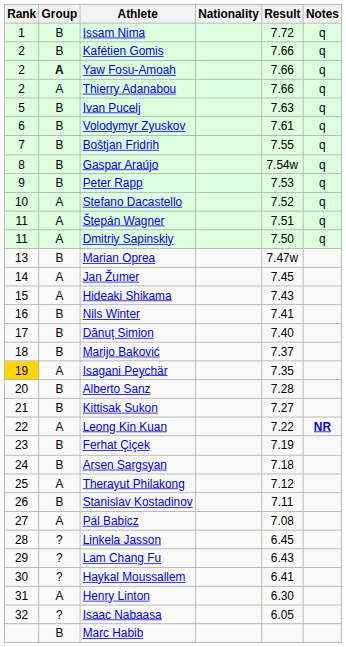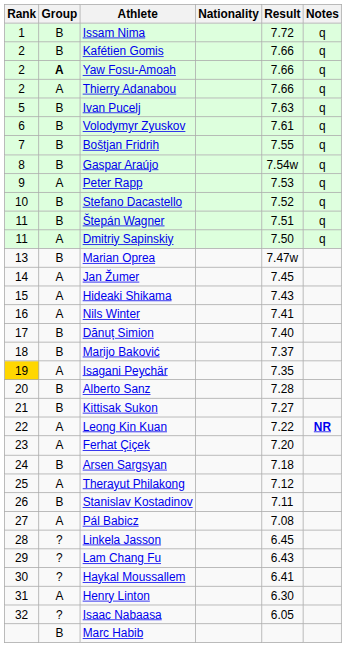(59, 183) B -> (59, 183) A
(59, 202) A -> (59, 202) B
(59, 220) A -> (59, 220) B
(59, 314) B -> (59, 314) A
(59, 446) B -> (59, 446) A
(282, 446) 7.19 -> (282, 446) 7.20
